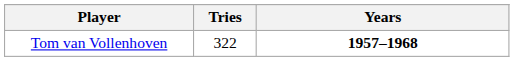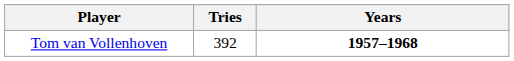(225, 43) 322 -> (225, 43) 392
